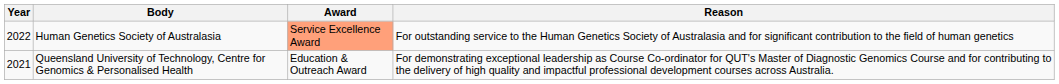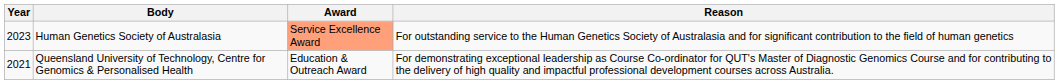(19, 36) 2022 -> (19, 36) 2023
